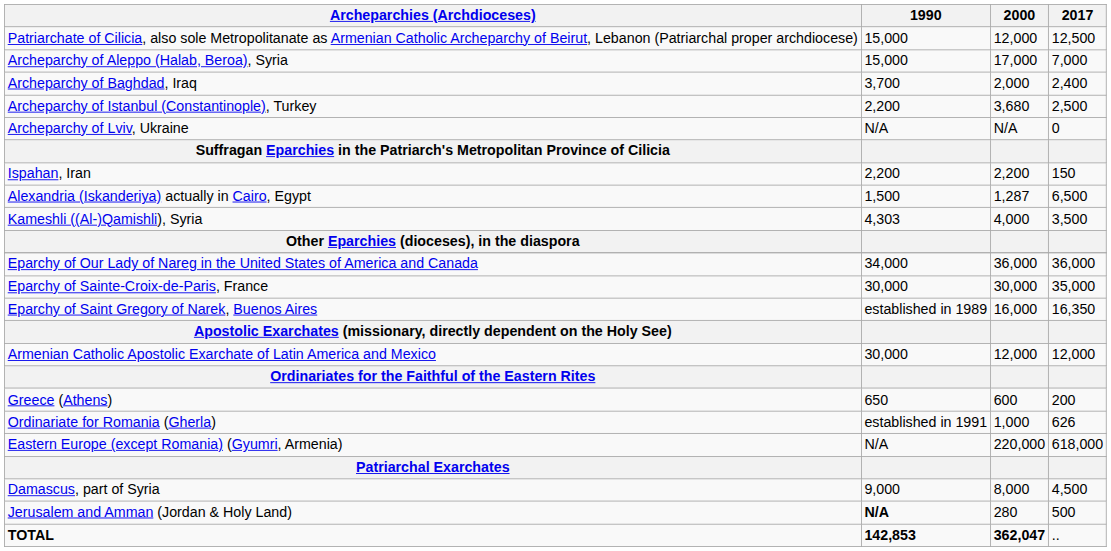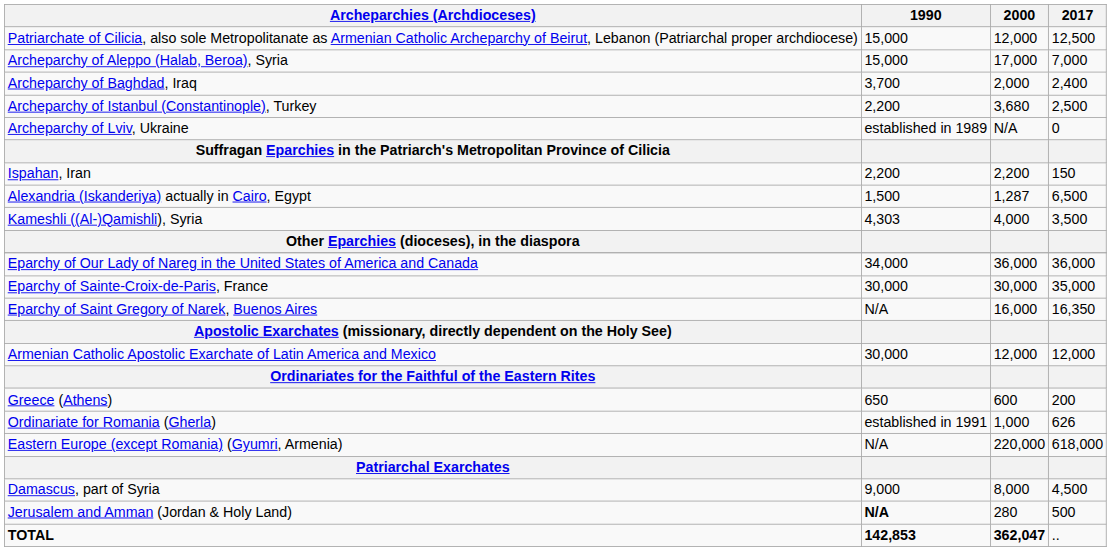(876, 128) N/A -> (926, 128) established in 1989
(926, 309) established in 1989 -> (876, 309) N/A
